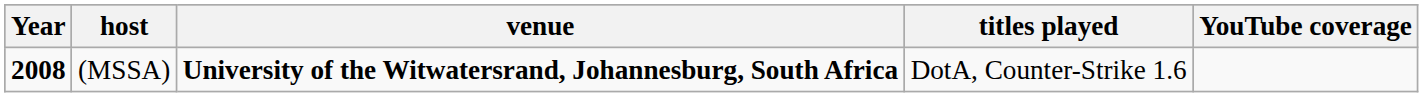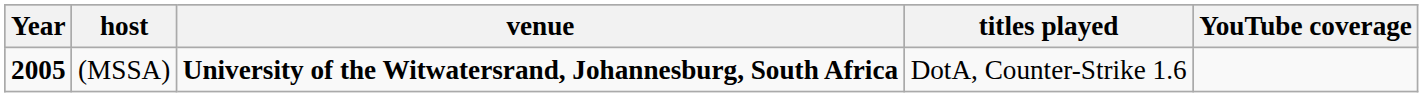(38, 69) 2008 -> (38, 69) 2005
